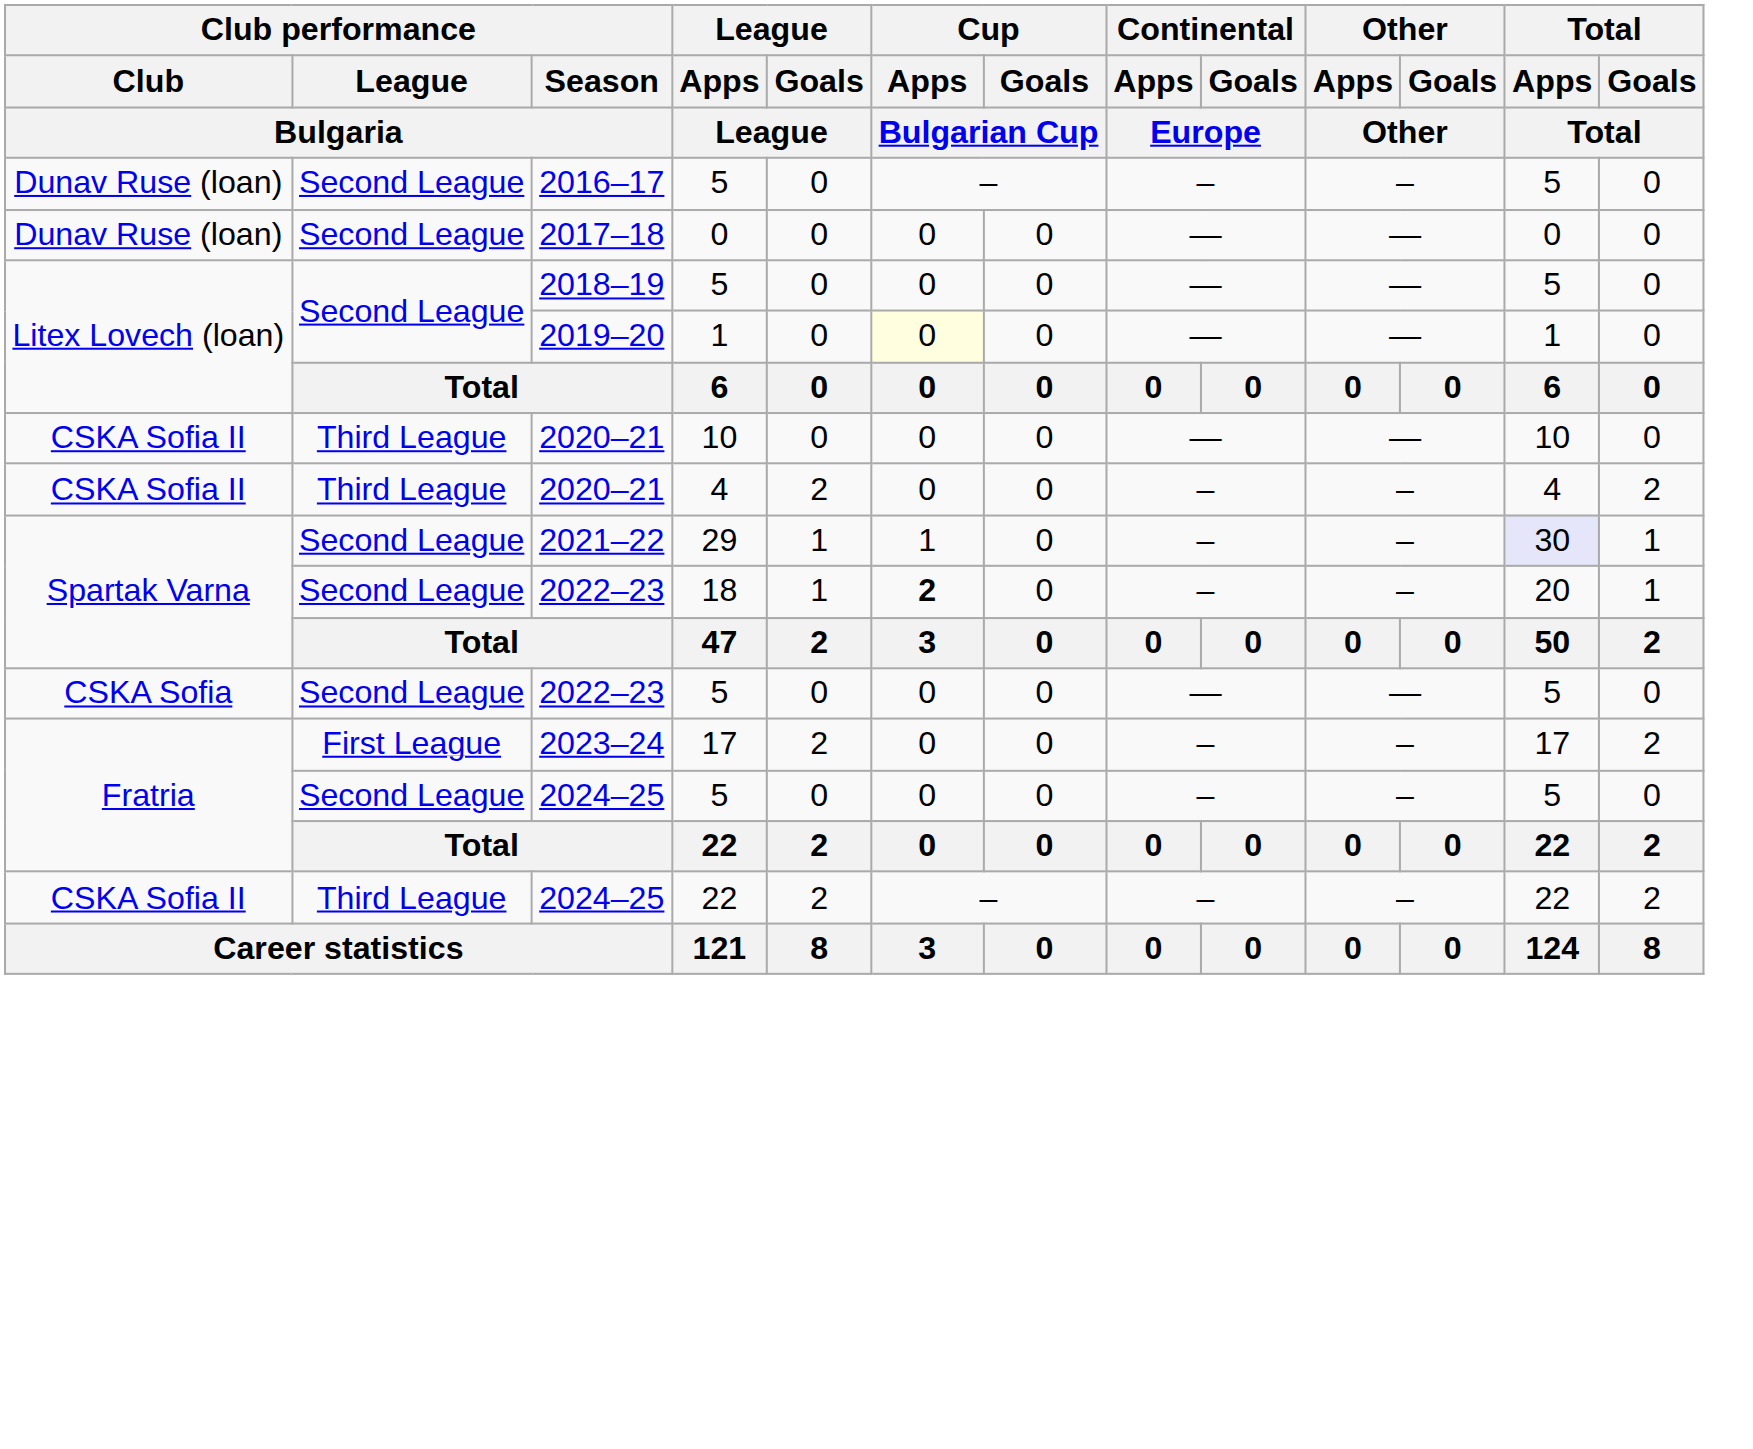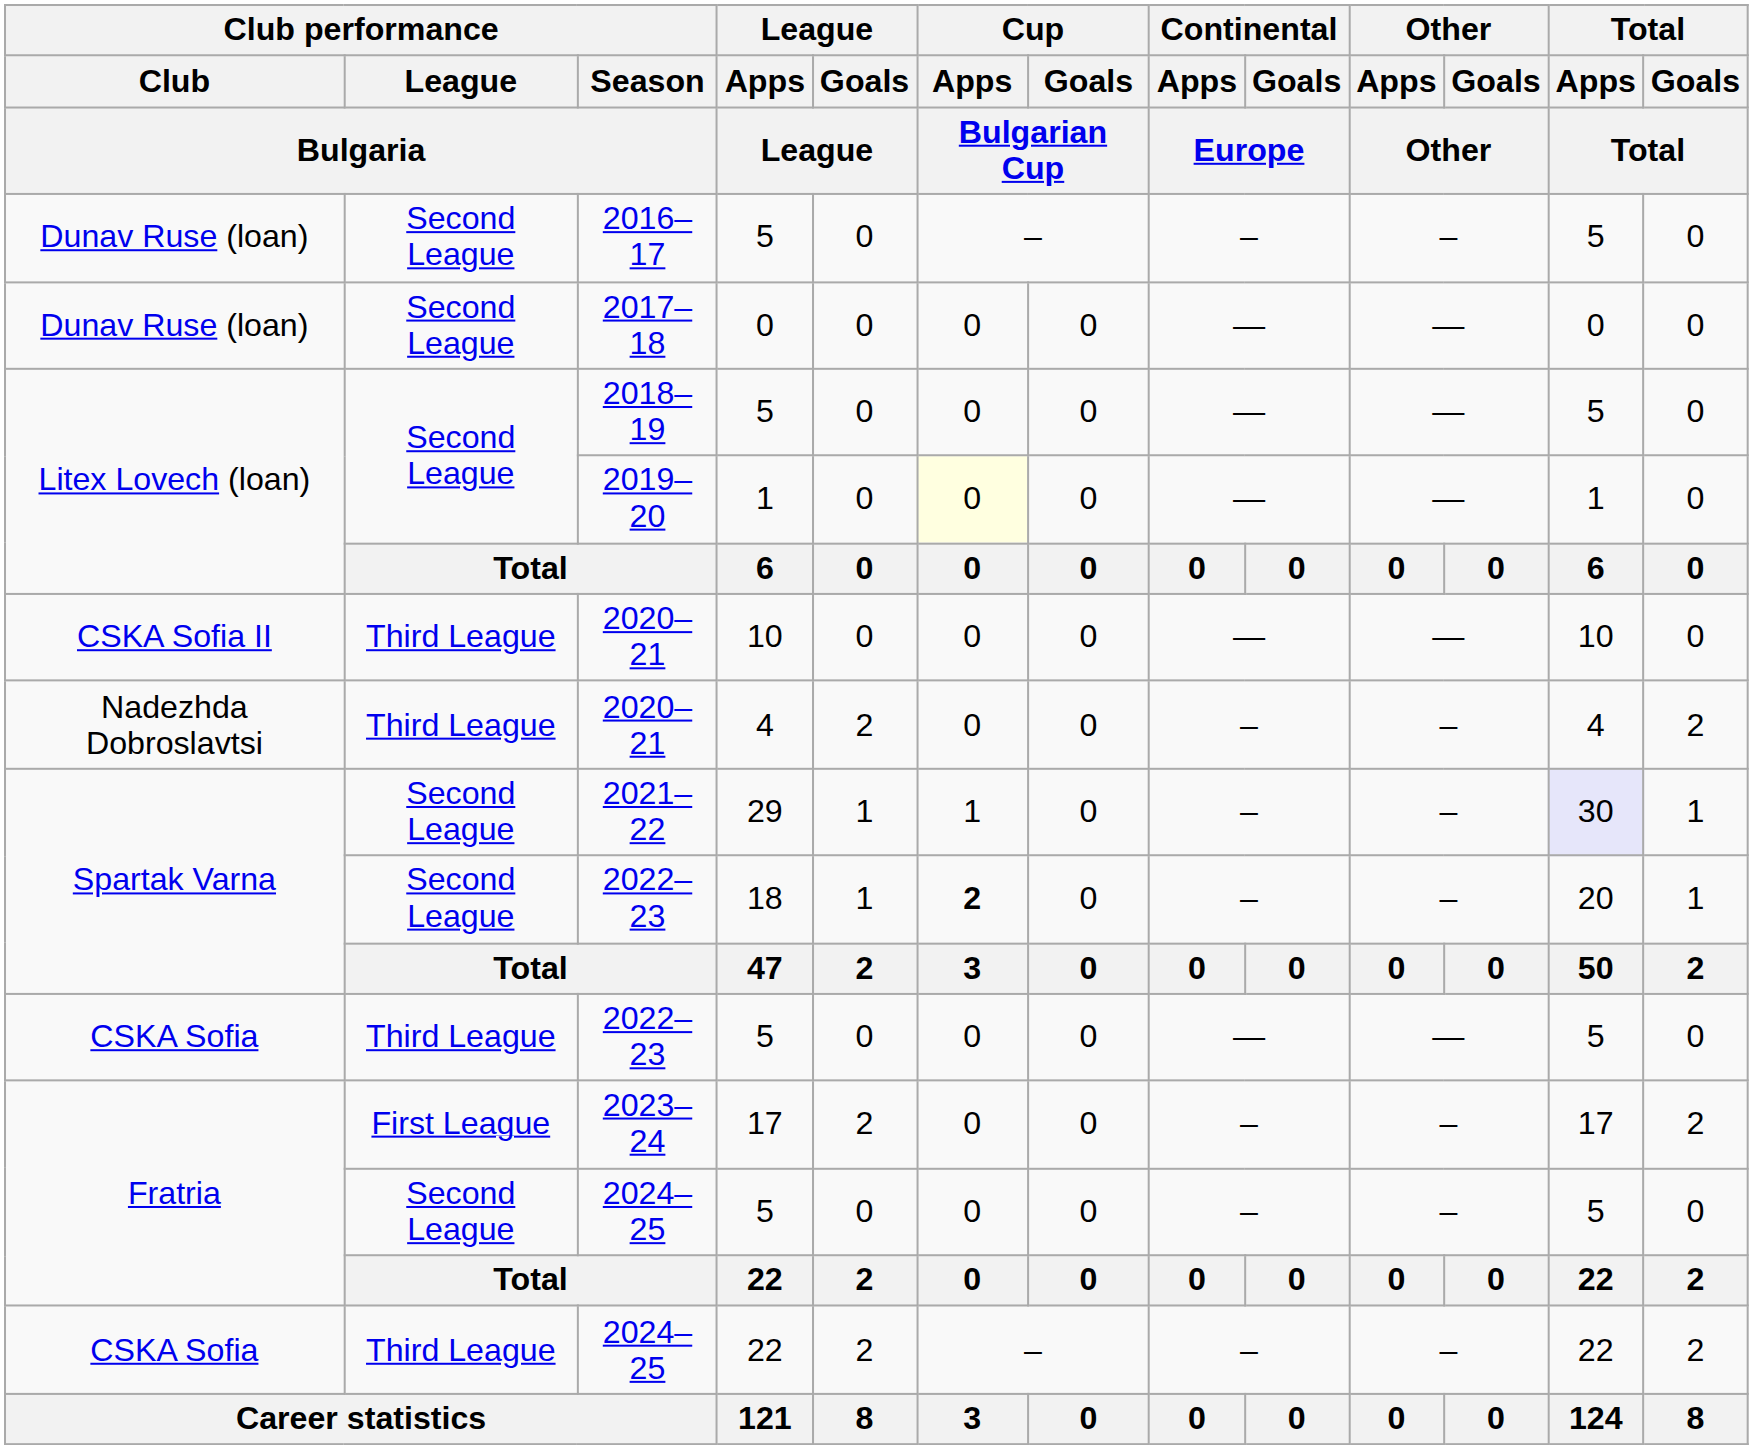(148, 489) CSKA Sofia II -> (174, 724) Nadezhda Dobroslavtsi
(412, 693) Second League -> (461, 1036) Third League
(148, 897) CSKA Sofia II -> (174, 1349) CSKA Sofia
